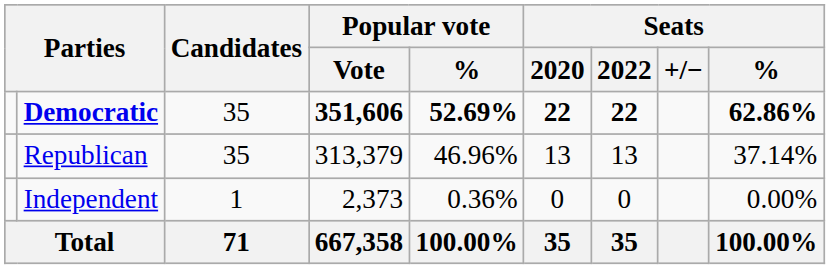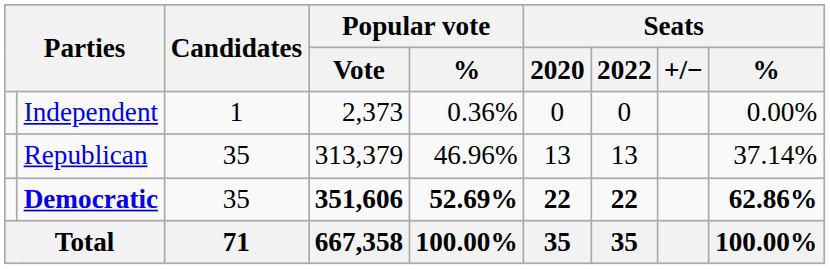rows swapped: (91, 112) <-> (91, 198)
